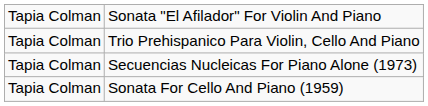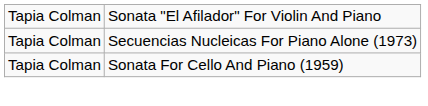- row: (264, 40)
